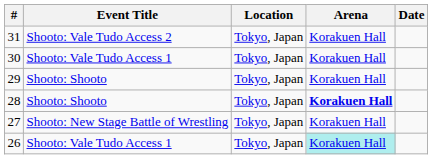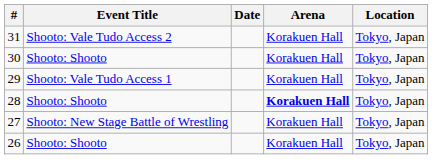columns swapped: (411, 15) <-> (269, 15)
(99, 58) Shooto: Vale Tudo Access 1 -> (67, 58) Shooto: Shooto
(67, 79) Shooto: Shooto -> (99, 79) Shooto: Vale Tudo Access 1
(99, 143) Shooto: Vale Tudo Access 1 -> (67, 143) Shooto: Shooto
(348, 143) paleturquoise background -> (305, 143) no background
